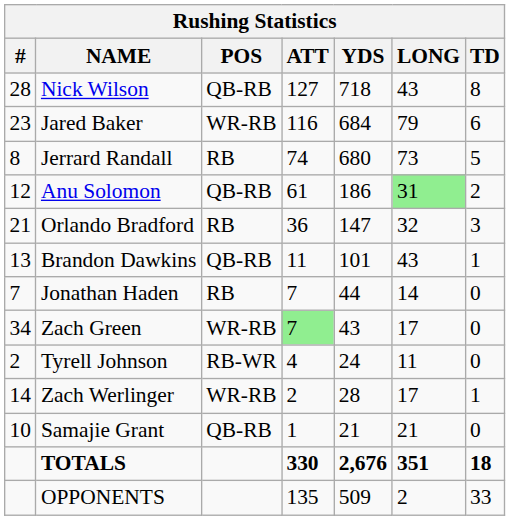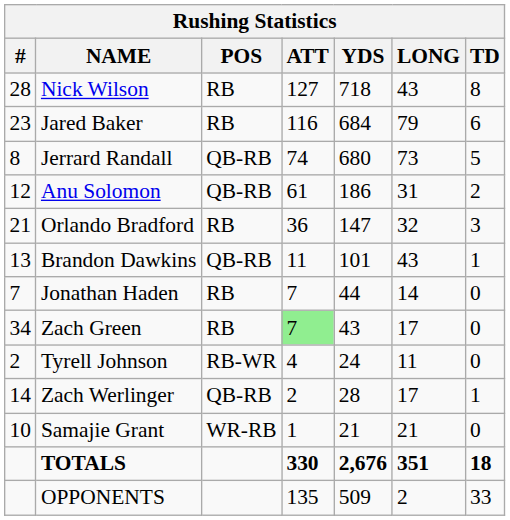(239, 89) QB-RB -> (221, 89) RB
(241, 123) WR-RB -> (221, 123) RB
(221, 157) RB -> (239, 157) QB-RB
(408, 191) lightgreen background -> (408, 191) no background
(241, 327) WR-RB -> (221, 327) RB
(241, 395) WR-RB -> (239, 395) QB-RB
(239, 429) QB-RB -> (241, 429) WR-RB
